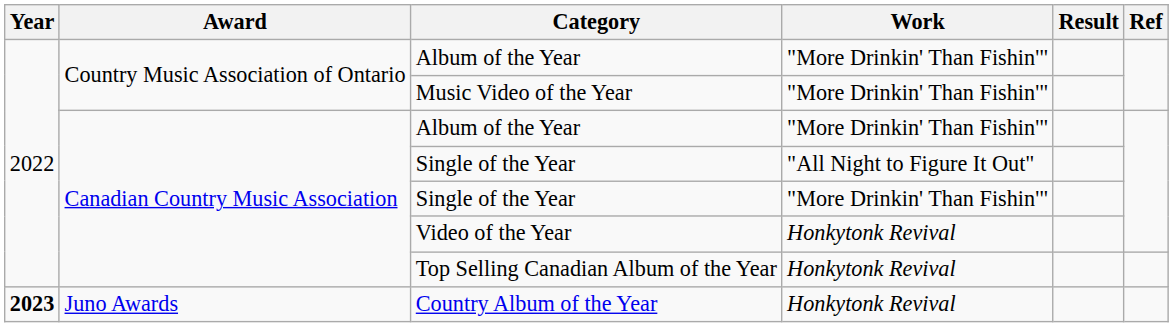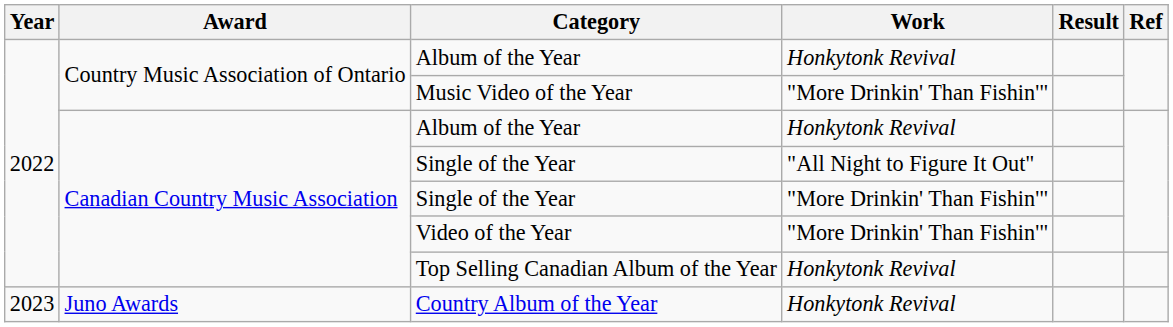(918, 57) "More Drinkin' Than Fishin'" -> (871, 57) Honkytonk Revival
(918, 127) "More Drinkin' Than Fishin'" -> (871, 127) Honkytonk Revival
(871, 233) Honkytonk Revival -> (918, 233) "More Drinkin' Than Fishin'"
(32, 304) bold -> (32, 304) normal
